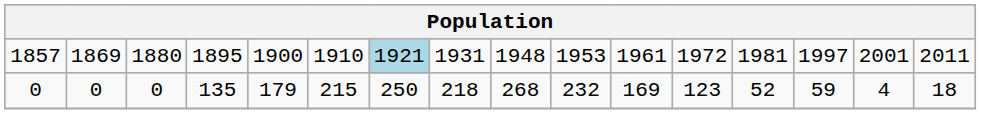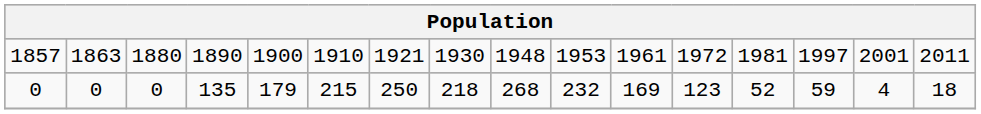(96, 56) 1869 -> (96, 56) 1863
(217, 56) 1895 -> (217, 56) 1890
(399, 56) lightblue background -> (399, 56) no background
(460, 56) 1931 -> (460, 56) 1930
